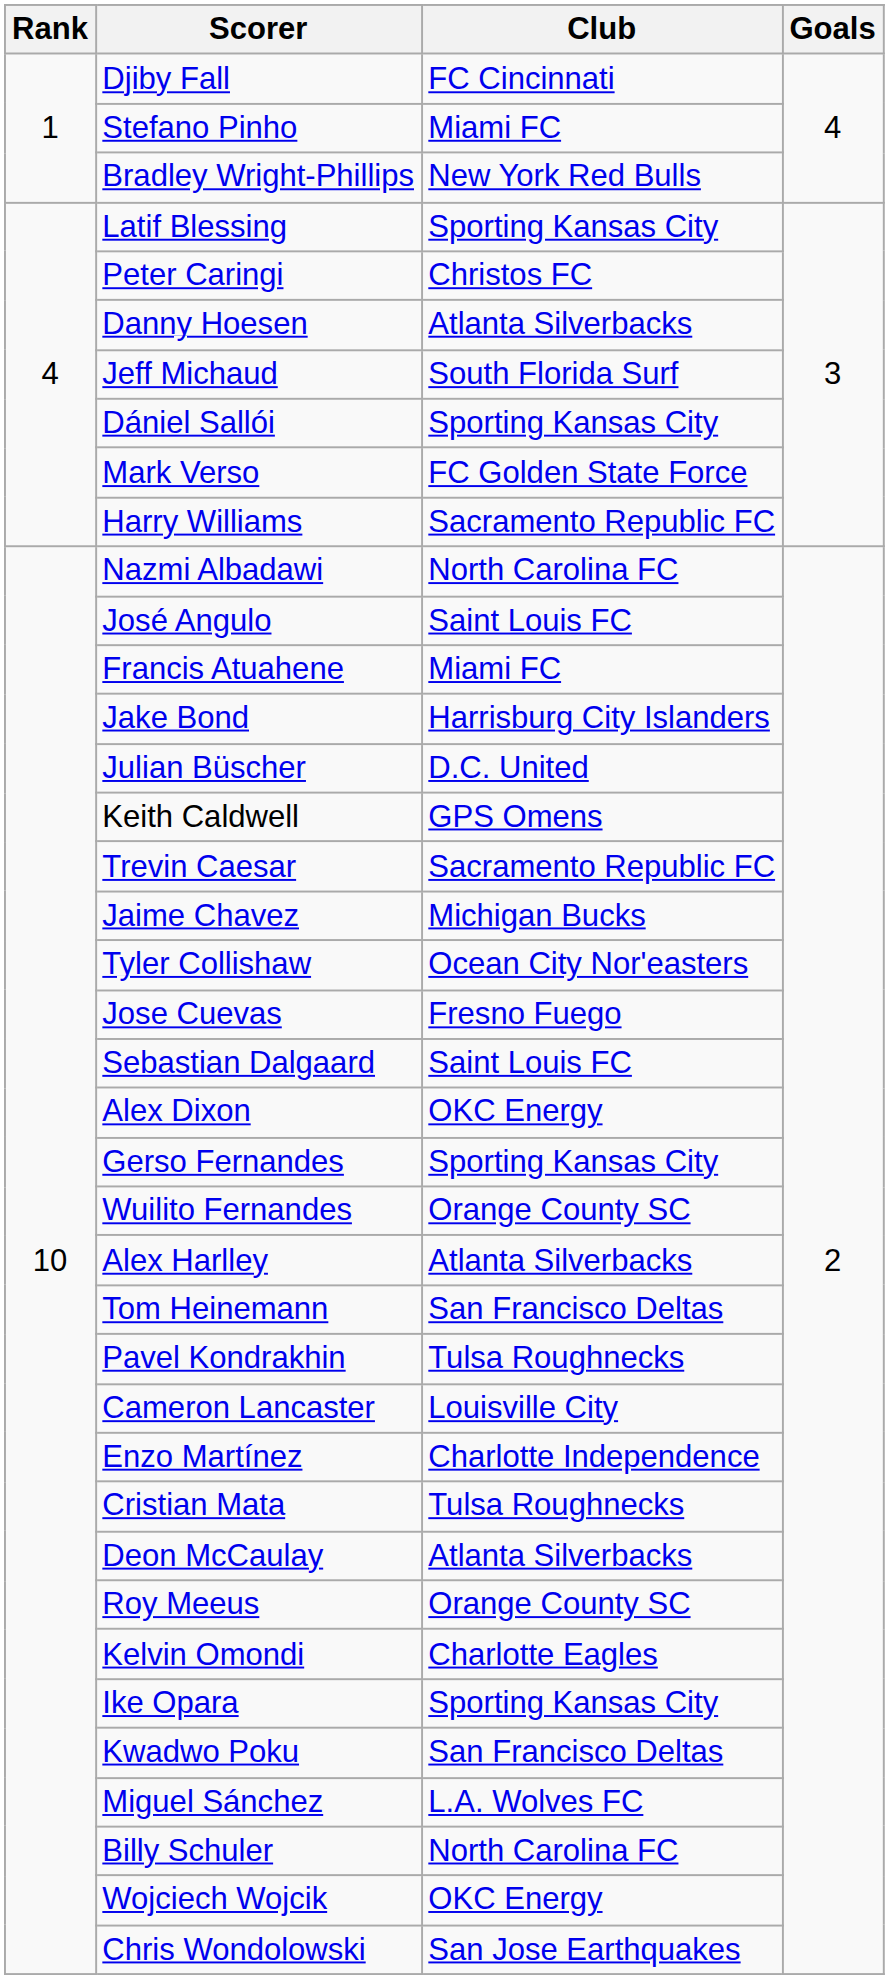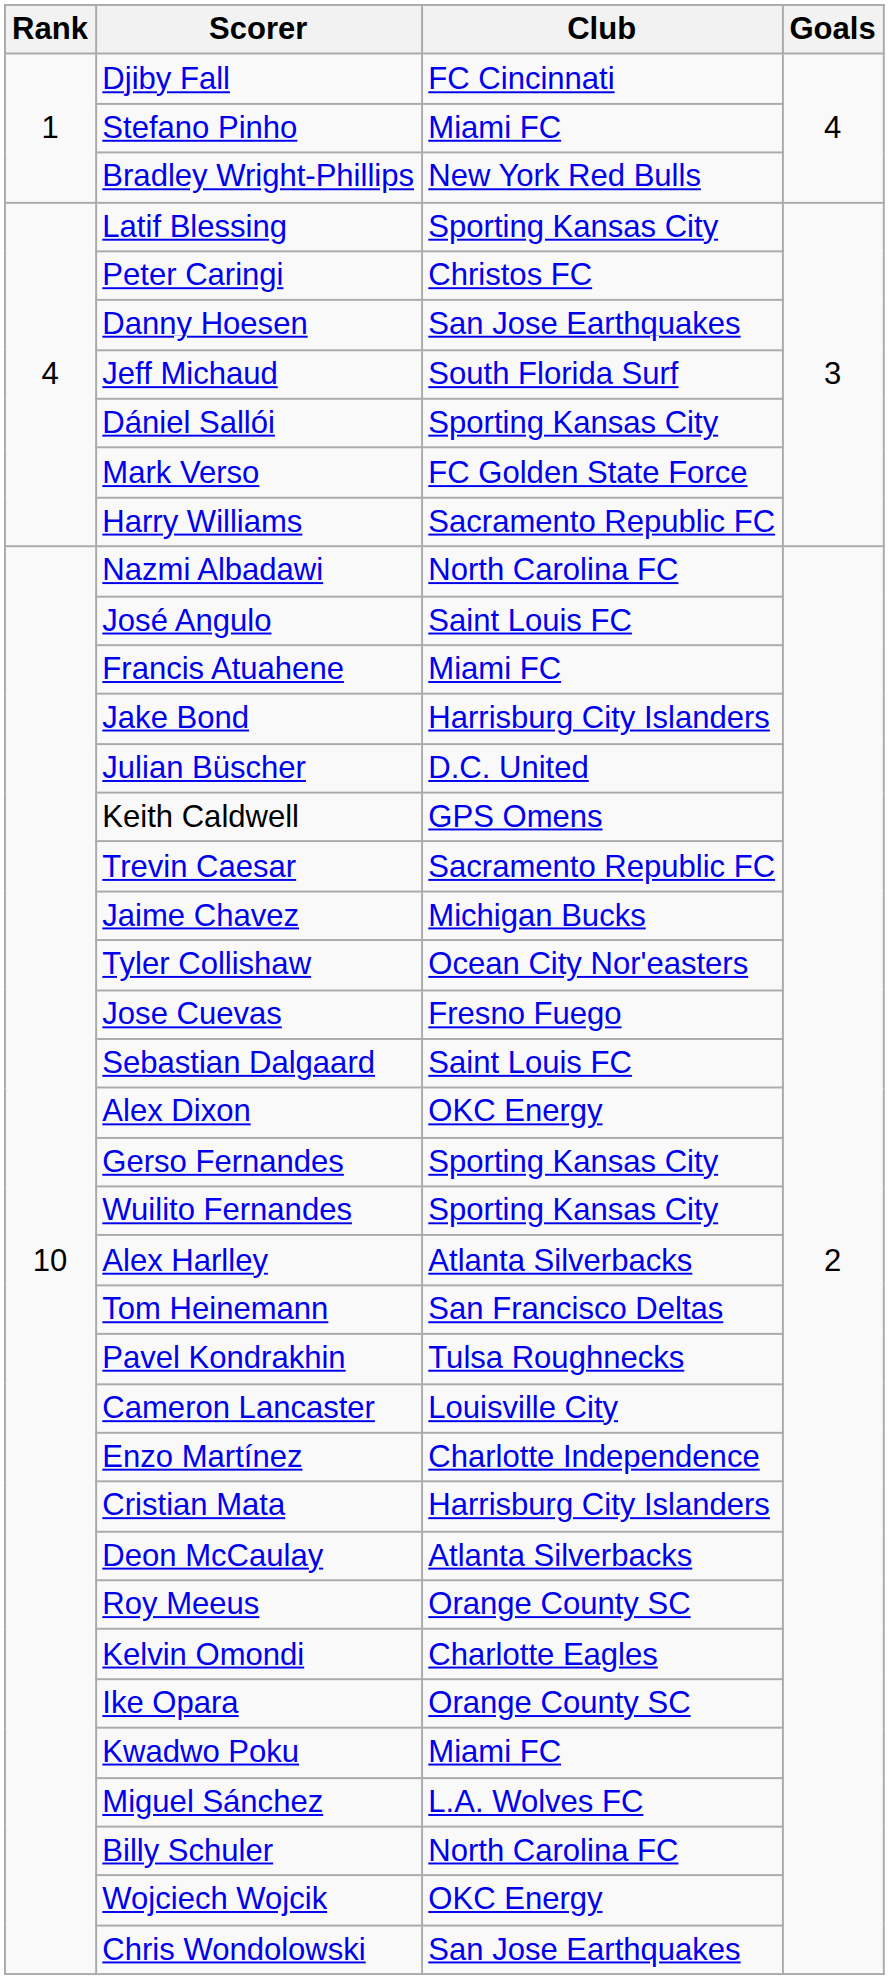(560, 324) Atlanta Silverbacks -> (584, 324) San Jose Earthquakes
(559, 1210) Orange County SC -> (573, 1210) Sporting Kansas City
(556, 1505) Tulsa Roughnecks -> (599, 1505) Harrisburg City Islanders
(573, 1702) Sporting Kansas City -> (559, 1702) Orange County SC
(576, 1752) San Francisco Deltas -> (495, 1752) Miami FC
